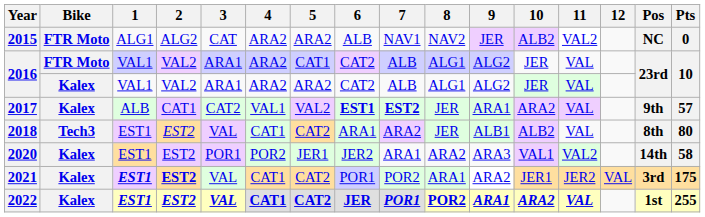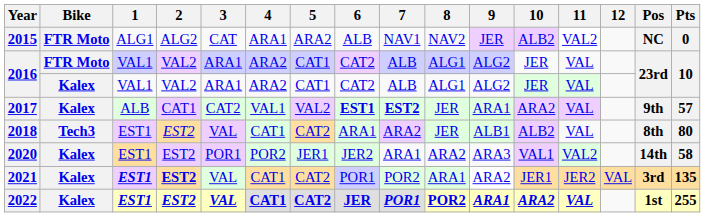(268, 39) ARA2 -> (268, 39) ARA1
(313, 85) ARA2 -> (313, 85) CAT1
(686, 177) 175 -> (686, 177) 135
